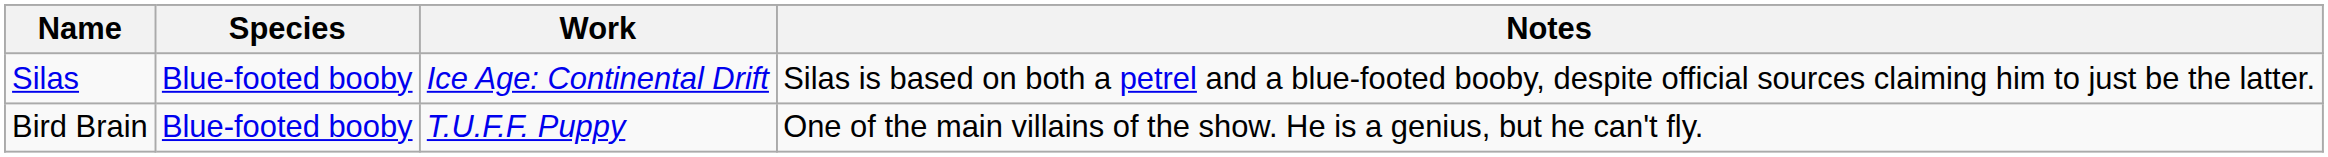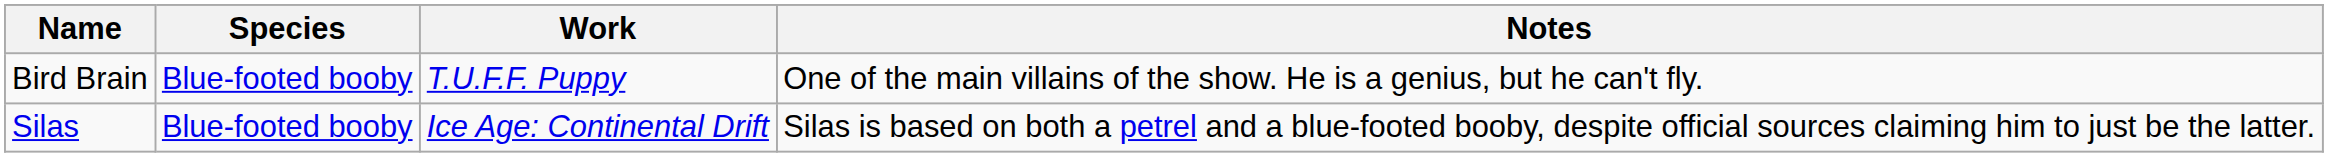rows swapped: (80, 126) <-> (46, 77)
